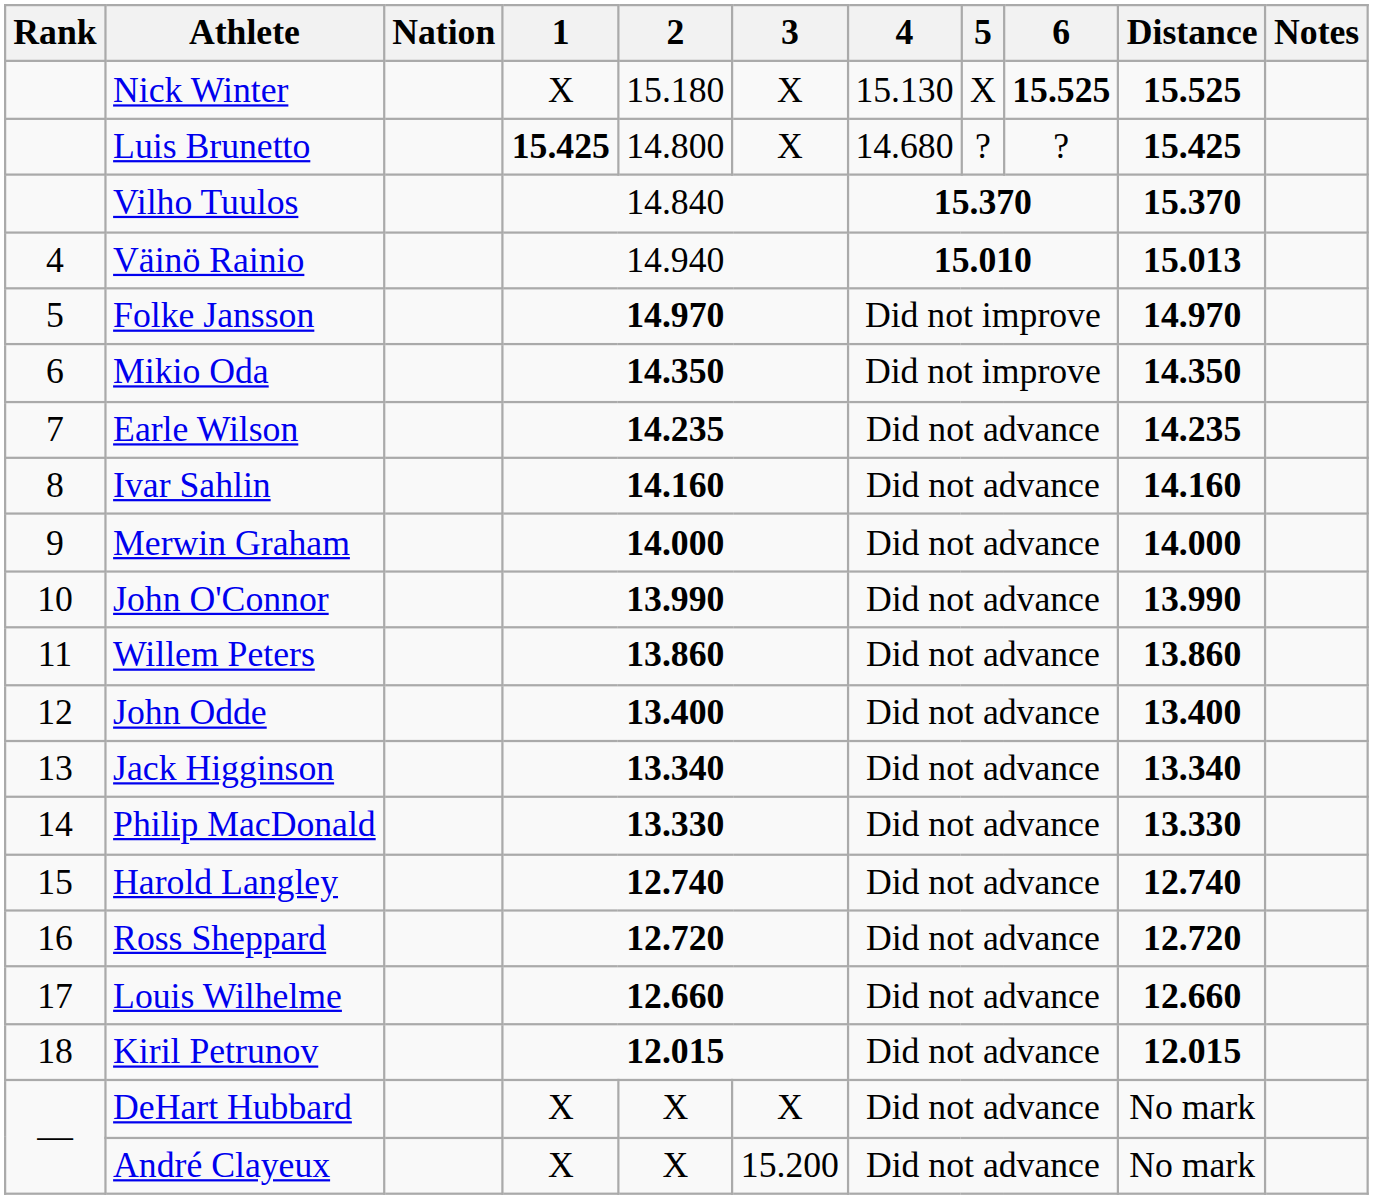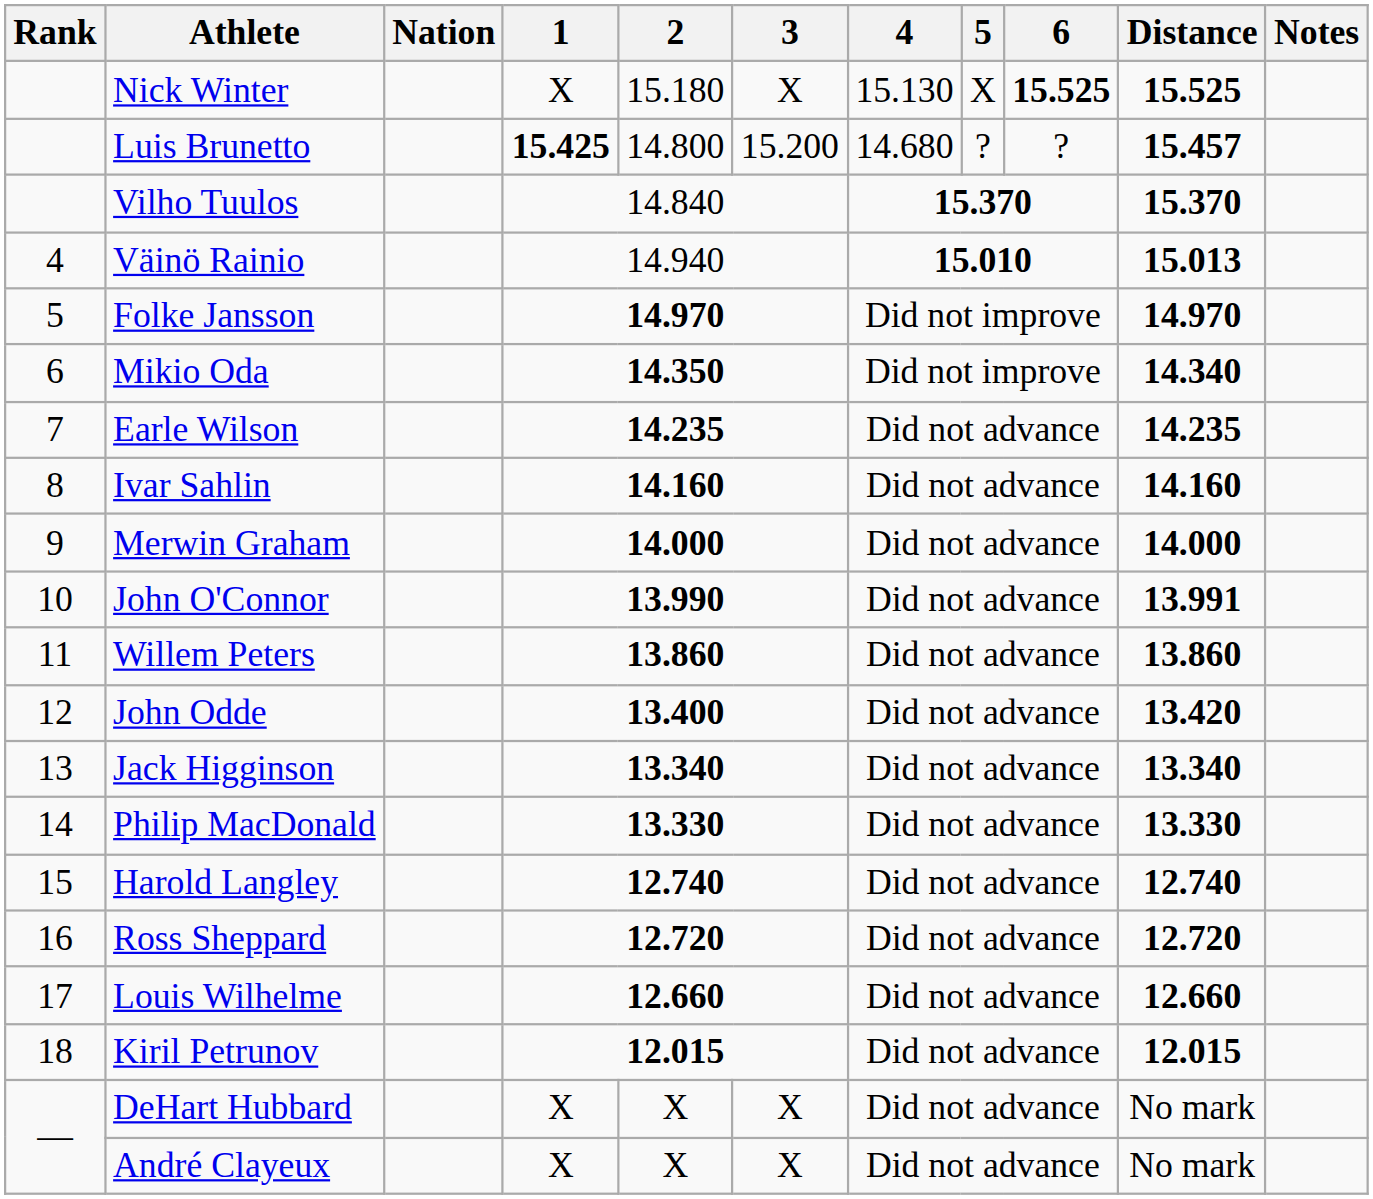(790, 145) X -> (790, 145) 15.200
(1192, 145) 15.425 -> (1192, 145) 15.457
(1192, 372) 14.350 -> (1192, 372) 14.340
(1192, 598) 13.990 -> (1192, 598) 13.991
(1192, 711) 13.400 -> (1192, 711) 13.420
(790, 1164) 15.200 -> (790, 1164) X
